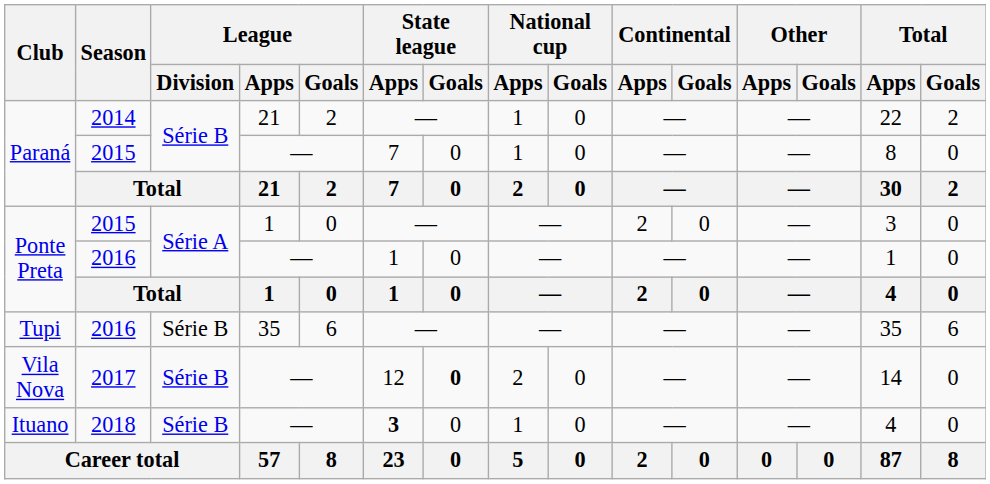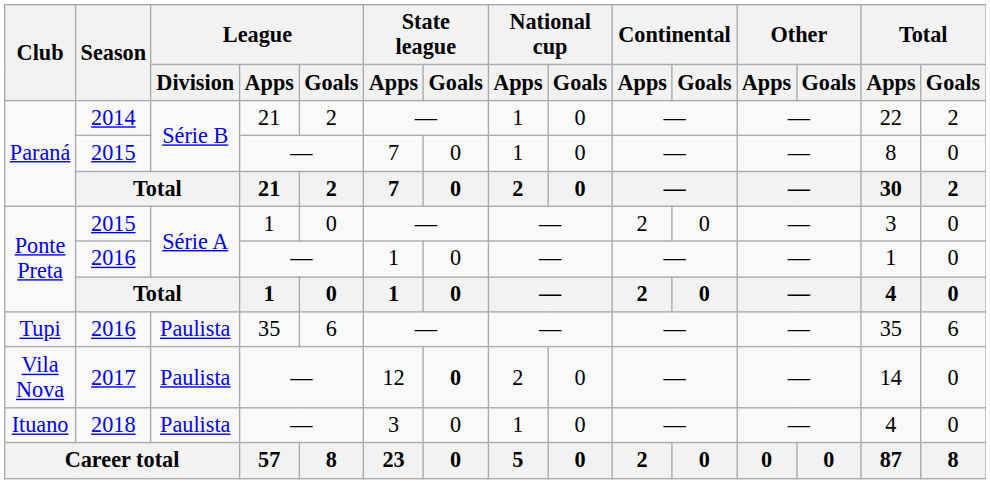(195, 329) Série B -> (195, 329) Paulista
(195, 377) Série B -> (195, 377) Paulista
(195, 424) Série B -> (195, 424) Paulista
(394, 424) bold -> (394, 424) normal
